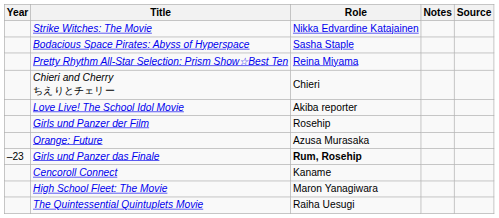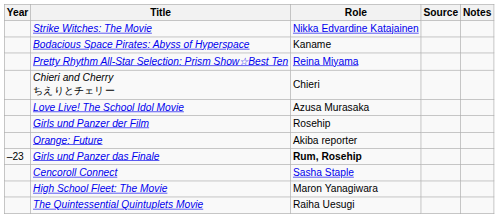columns swapped: (438, 12) <-> (474, 12)
(323, 45) Sasha Staple -> (312, 45) Kaname
(325, 107) Akiba reporter -> (331, 107) Azusa Murasaka
(331, 140) Azusa Murasaka -> (325, 140) Akiba reporter
(312, 172) Kaname -> (323, 172) Sasha Staple
